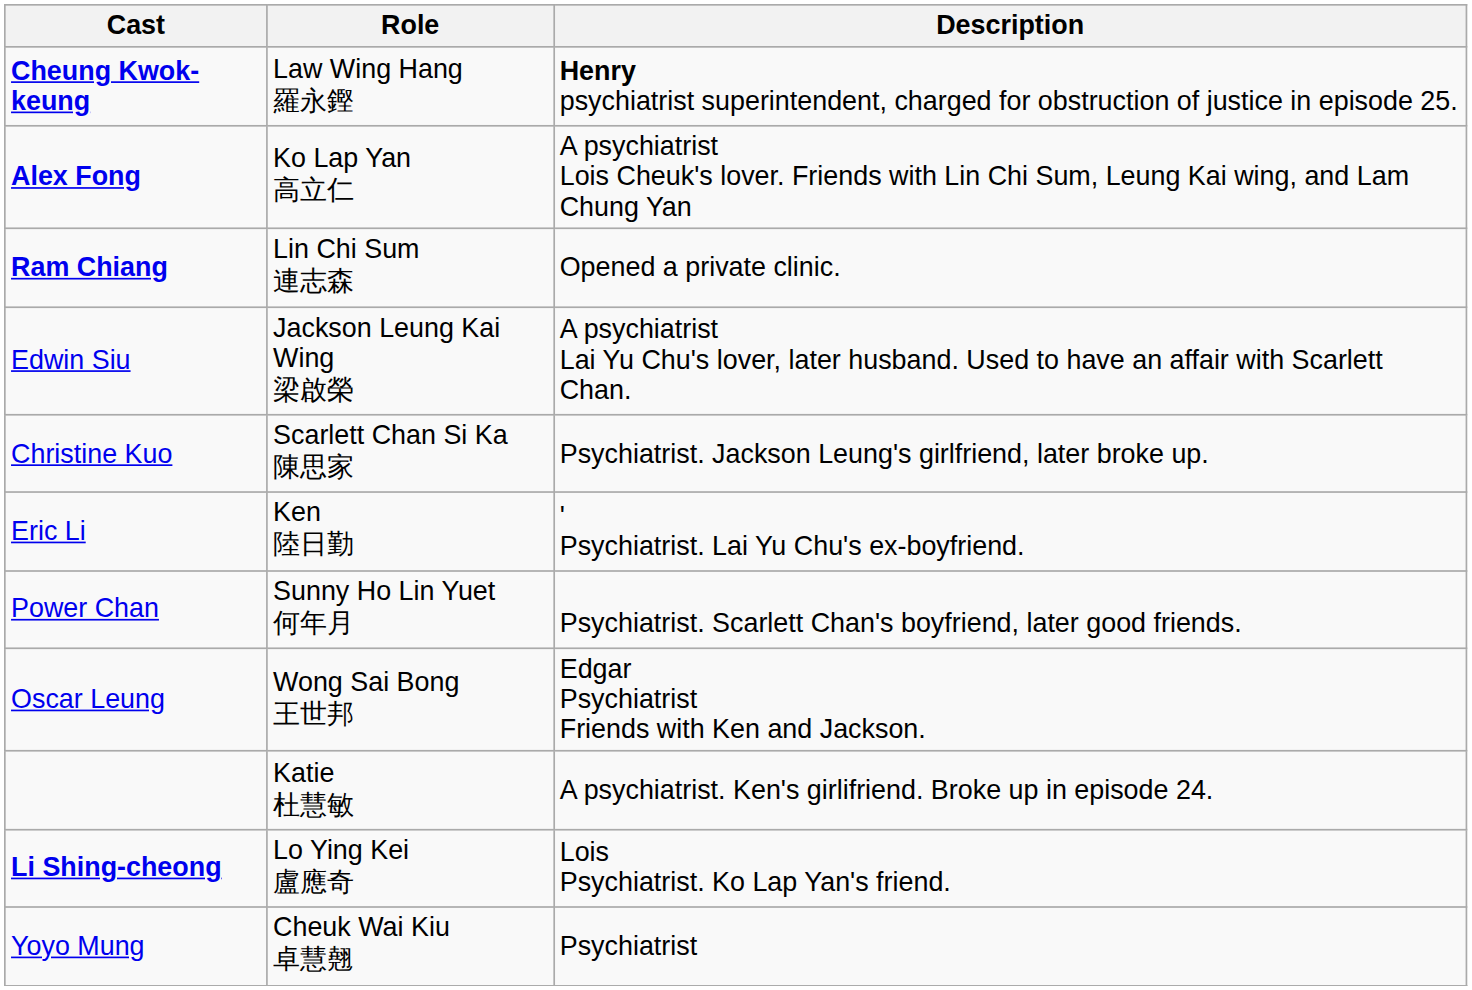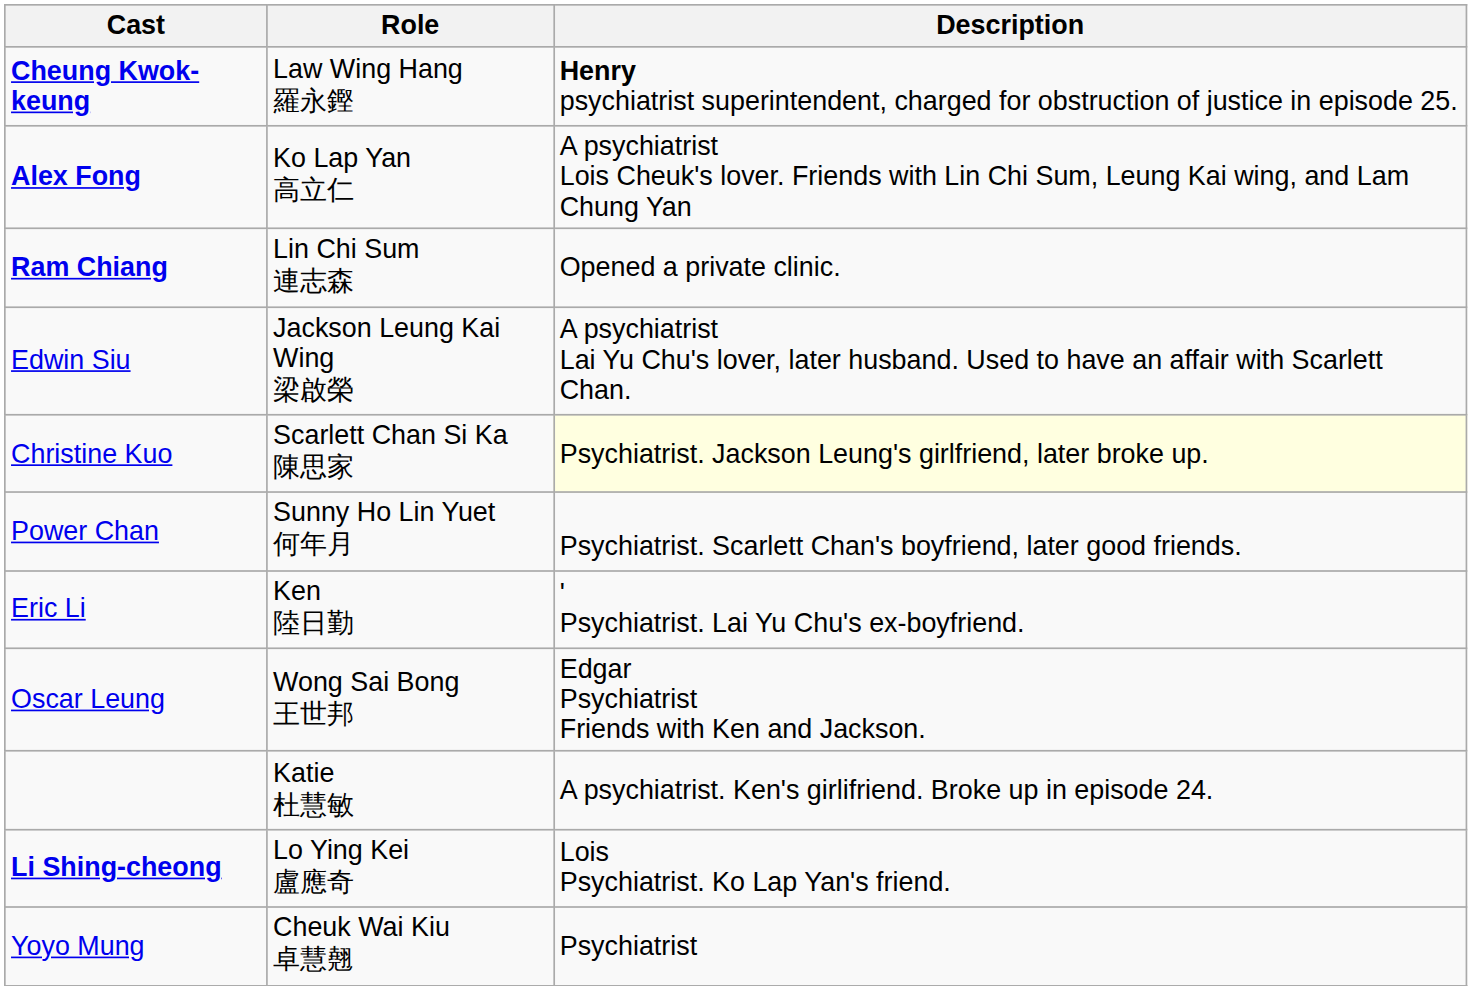(884, 453) no background -> (884, 453) lightyellow background
rows swapped: (48, 531) <-> (85, 608)
